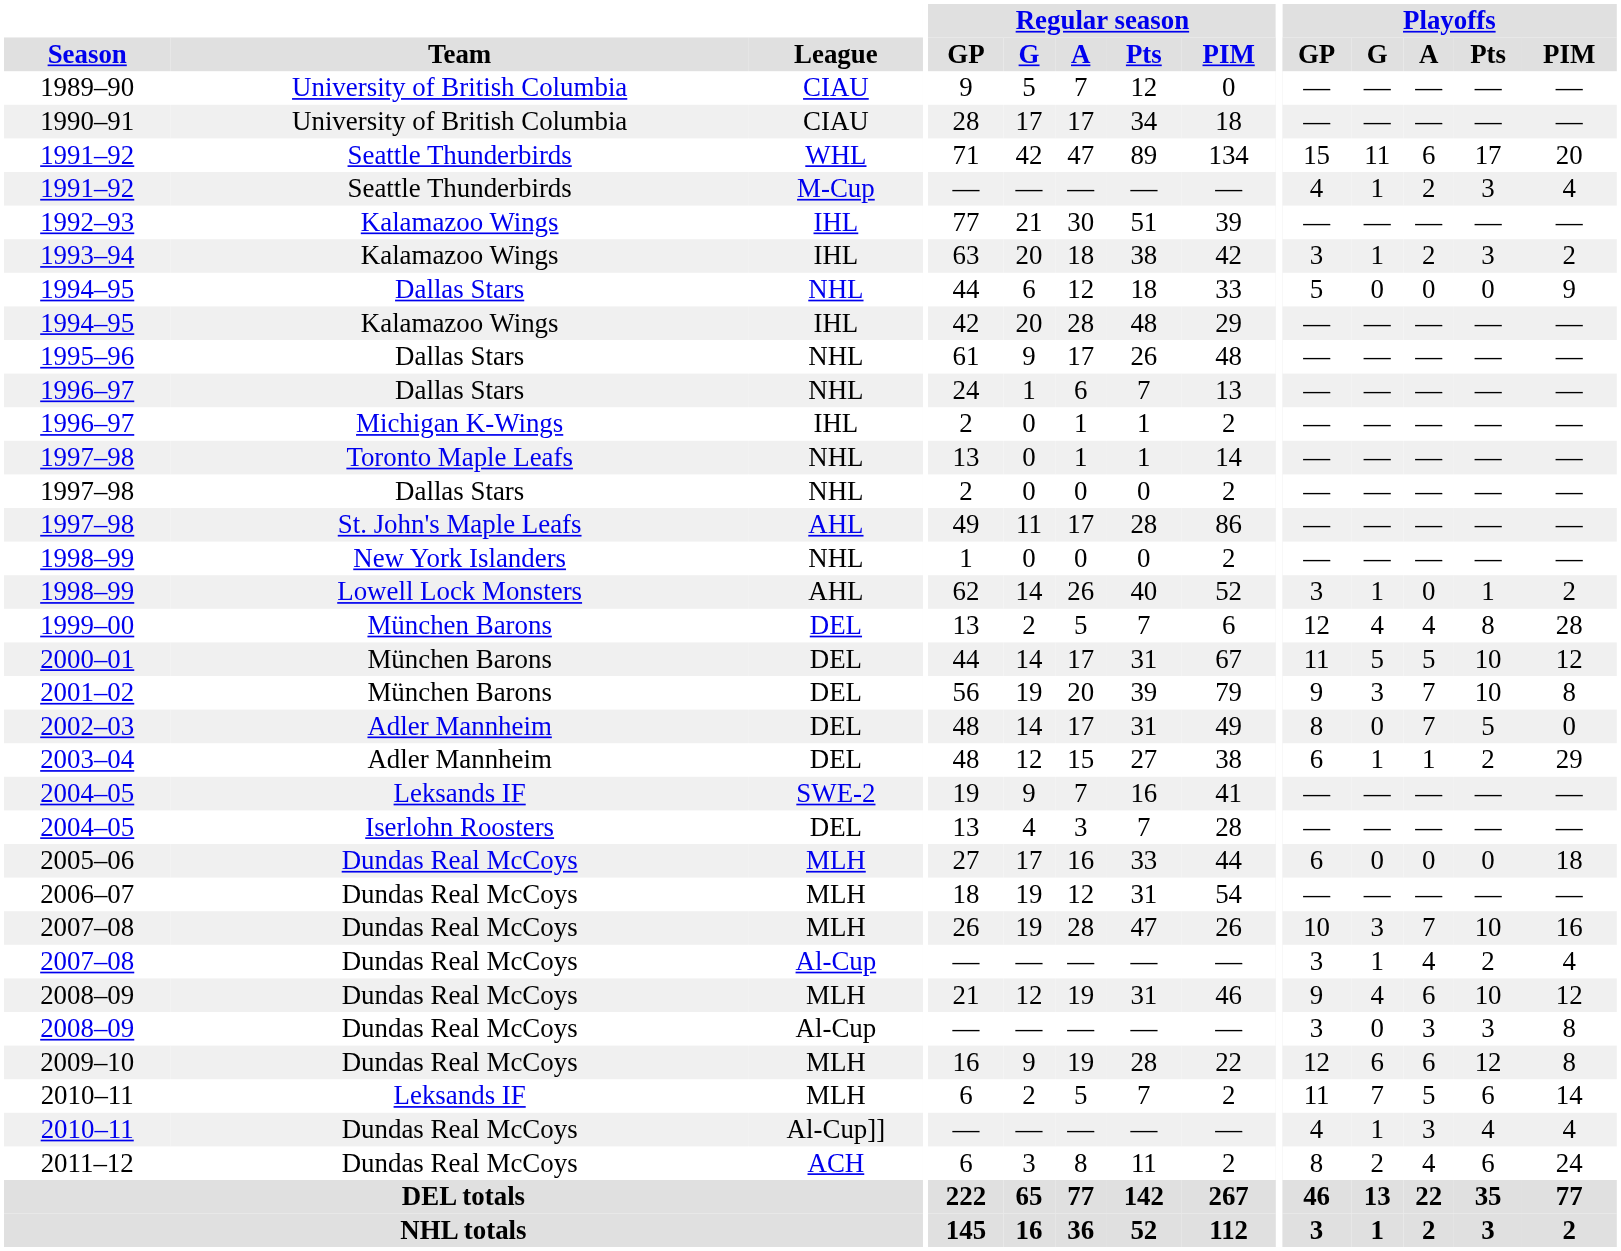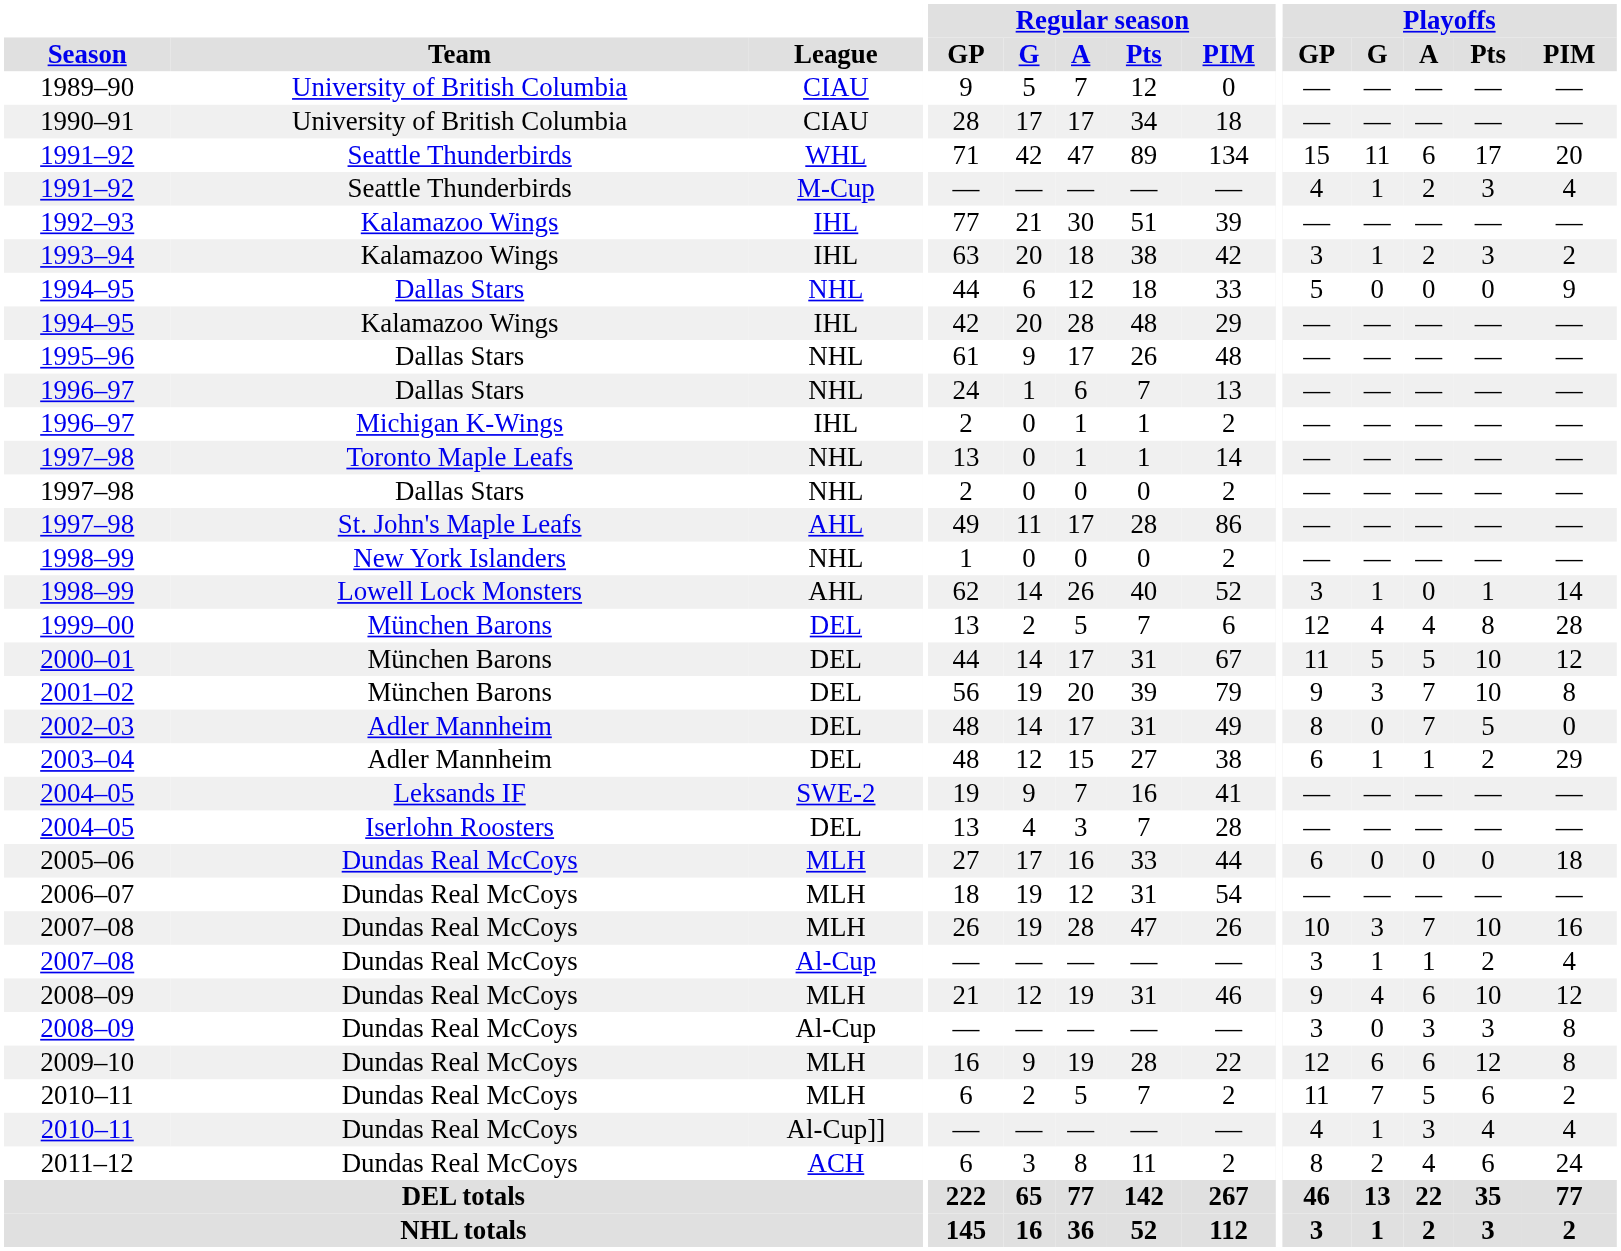(1569, 591) 2 -> (1569, 591) 14
(1429, 961) 4 -> (1429, 961) 1
(460, 1095) Leksands IF -> (460, 1095) Dundas Real McCoys
(1569, 1095) 14 -> (1569, 1095) 2
